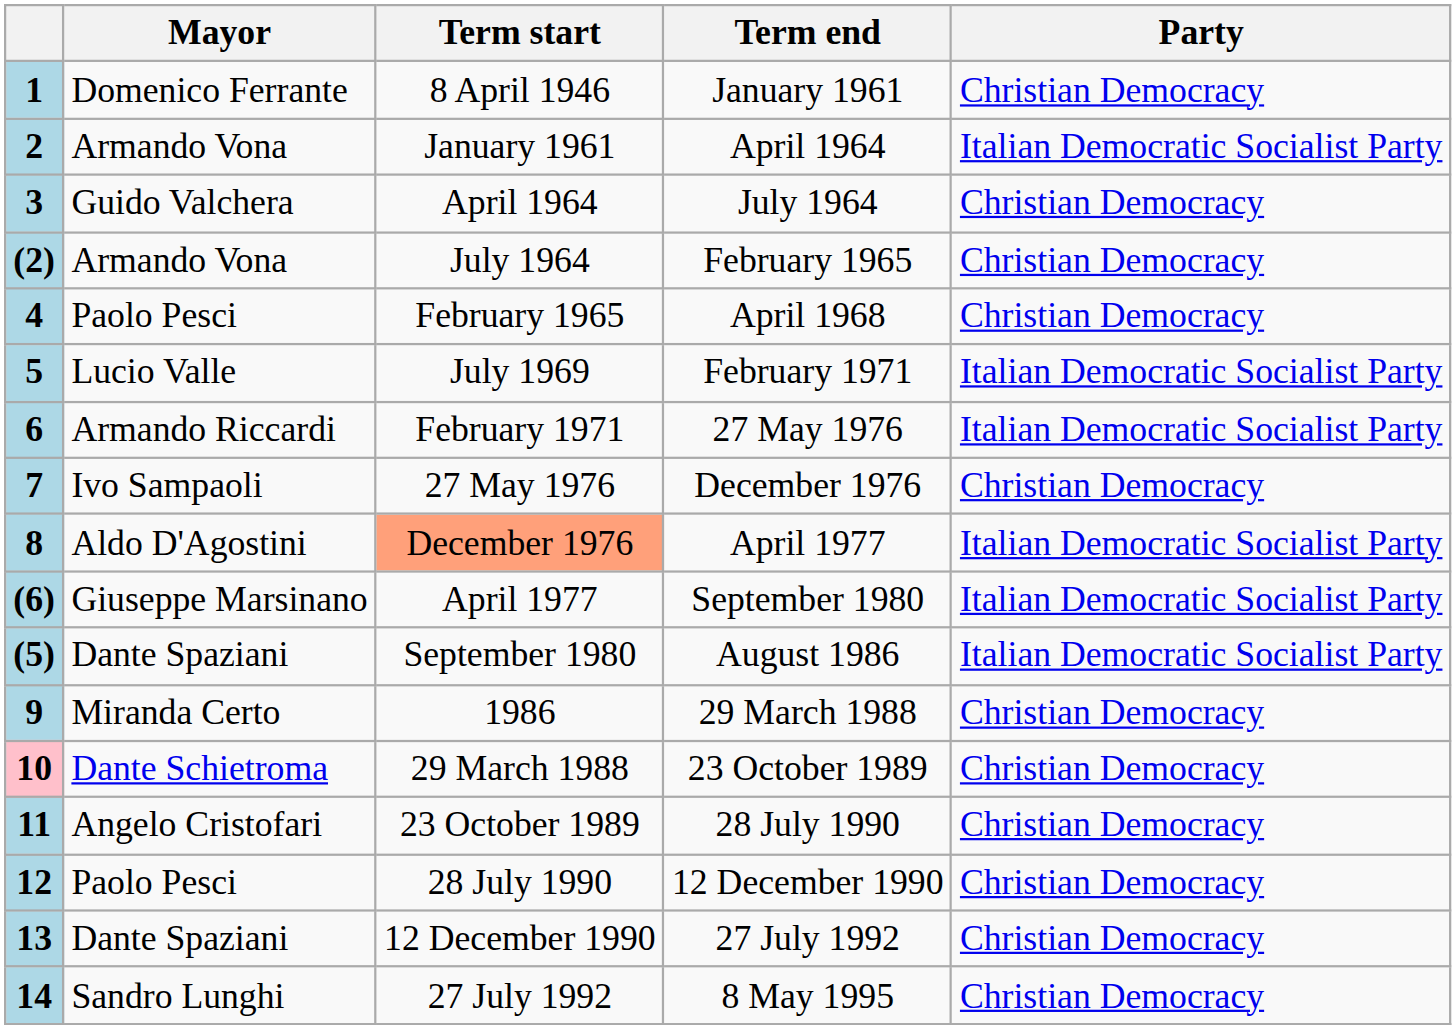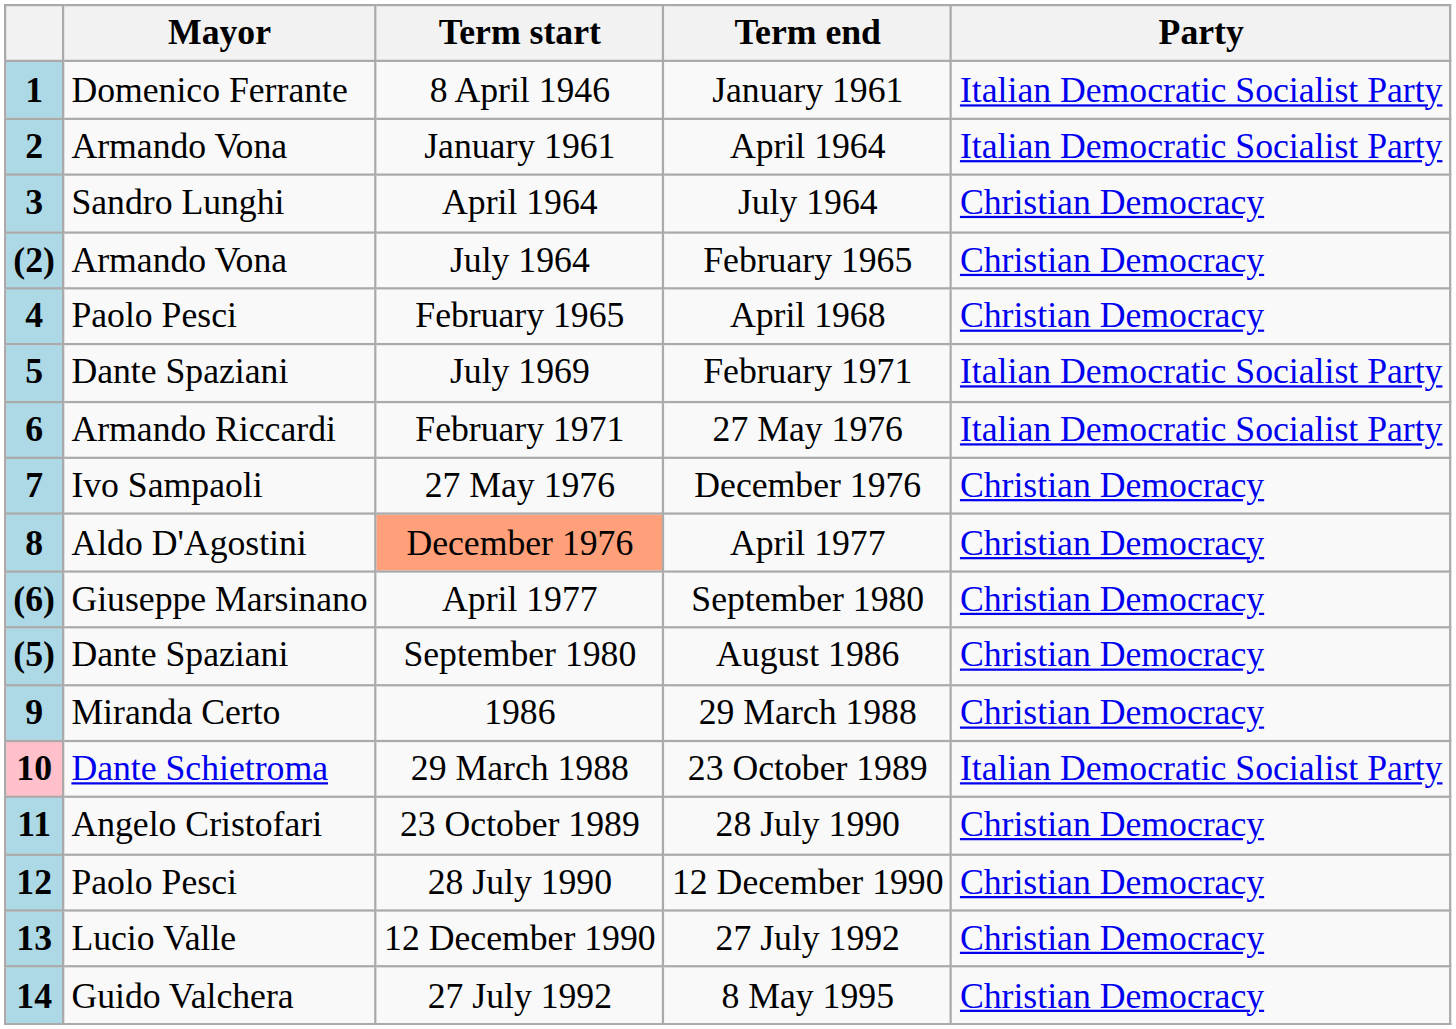(1112, 89) Christian Democracy -> (1201, 89) Italian Democratic Socialist Party
(183, 202) Guido Valchera -> (178, 202) Sandro Lunghi
(154, 372) Lucio Valle -> (180, 372) Dante Spaziani
(1201, 542) Italian Democratic Socialist Party -> (1112, 542) Christian Democracy
(1201, 598) Italian Democratic Socialist Party -> (1112, 598) Christian Democracy
(1201, 655) Italian Democratic Socialist Party -> (1112, 655) Christian Democracy
(1112, 768) Christian Democracy -> (1201, 768) Italian Democratic Socialist Party
(180, 938) Dante Spaziani -> (154, 938) Lucio Valle
(178, 994) Sandro Lunghi -> (183, 994) Guido Valchera
